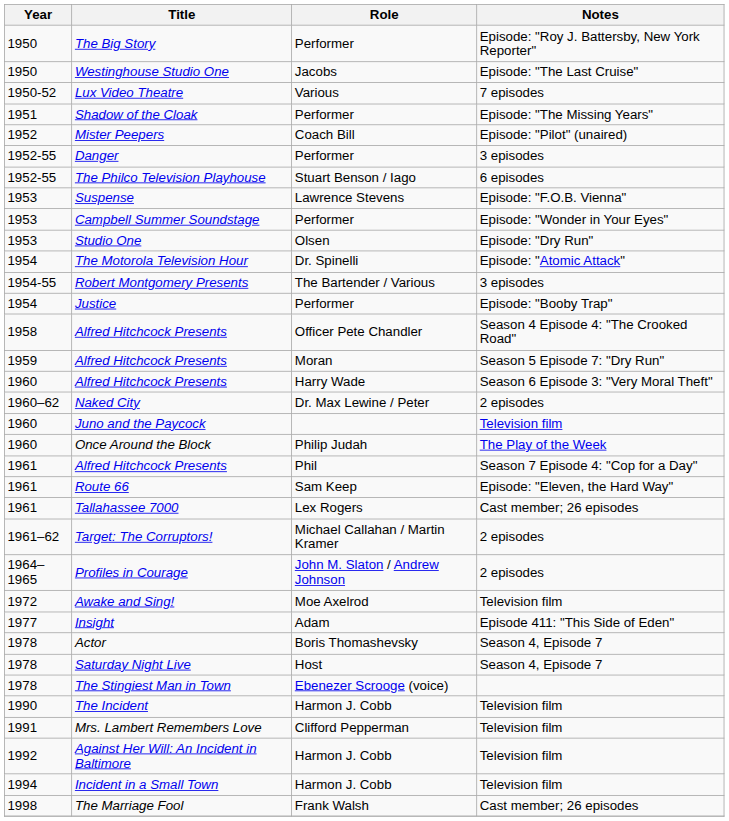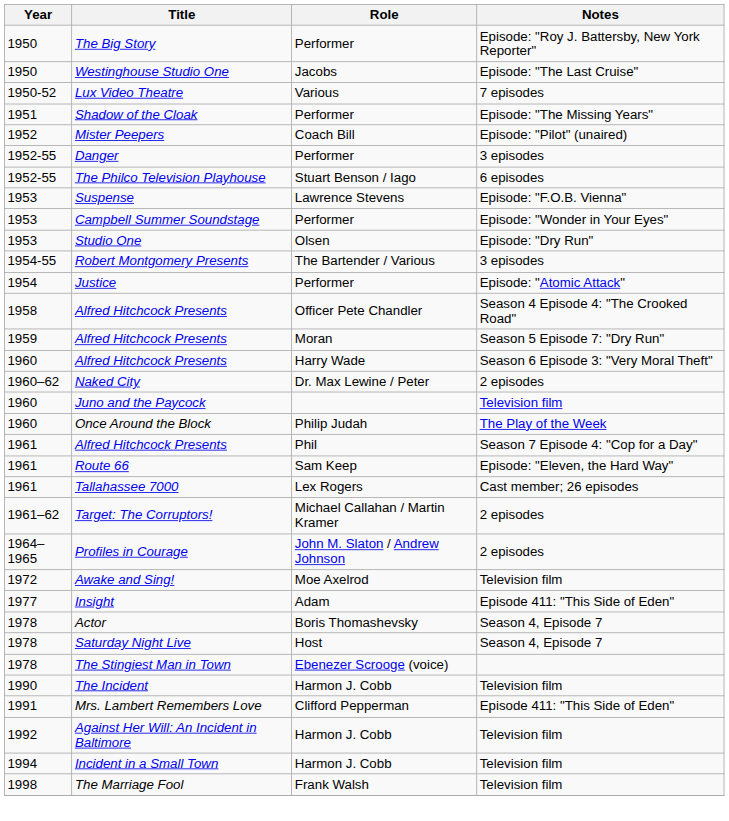- row: (161, 261)
(546, 303) Episode: "Booby Trap" -> (552, 282) Episode: "Atomic Attack"
(521, 727) Television film -> (577, 706) Episode 411: "This Side of Eden"
(559, 805) Cast member; 26 episodes -> (521, 784) Television film
